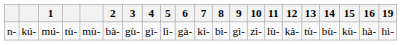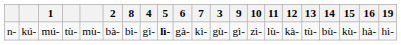columns swapped: (132, 13) <-> (221, 13)
(168, 31) normal -> (165, 31) bold
